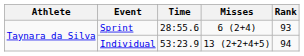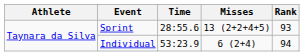(237, 27) 6 (2+4) -> (237, 27) 13 (2+2+4+5)
(237, 43) 13 (2+2+4+5) -> (237, 43) 6 (2+4)
